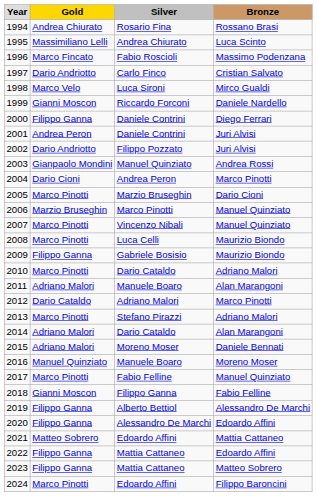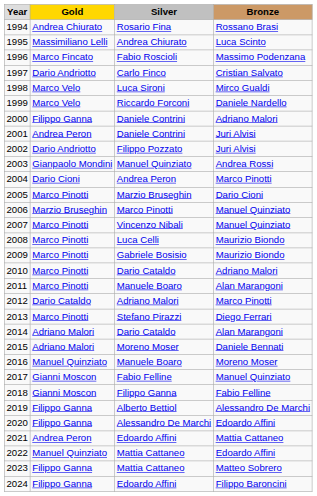(64, 103) Gianni Moscon -> (56, 103) Marco Velo
(244, 118) Diego Ferrari -> (247, 118) Adriano Malori
(62, 255) Filippo Ganna -> (60, 255) Marco Pinotti
(63, 286) Adriano Malori -> (60, 286) Marco Pinotti
(247, 316) Adriano Malori -> (244, 316) Diego Ferrari
(60, 377) Marco Pinotti -> (64, 377) Gianni Moscon
(65, 438) Matteo Sobrero -> (62, 438) Andrea Peron
(62, 453) Filippo Ganna -> (70, 453) Manuel Quinziato
(60, 484) Marco Pinotti -> (62, 484) Filippo Ganna
